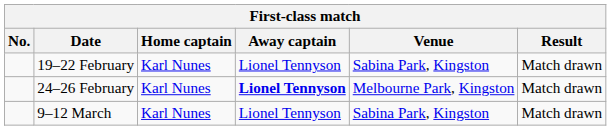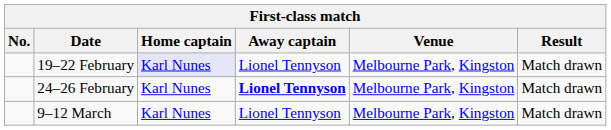(176, 64) no background -> (176, 64) lavender background
(421, 64) Sabina Park, Kingston -> (434, 64) Melbourne Park, Kingston
(421, 112) Sabina Park, Kingston -> (434, 112) Melbourne Park, Kingston
